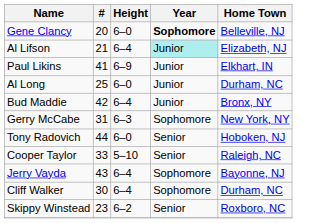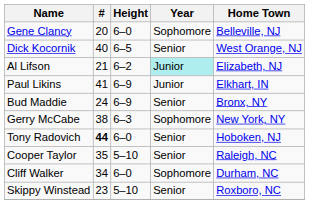(184, 31) bold -> (182, 31) normal
+ row: (41, 48)
(122, 48) 6–4 -> (122, 66) 6–2
- row: (26, 84)
(102, 102) 42 -> (102, 102) 24
(122, 102) 6–4 -> (122, 102) 6–9
(168, 102) Junior -> (169, 102) Senior
(102, 119) 31 -> (102, 119) 38
(102, 137) normal -> (102, 137) bold
(102, 155) 33 -> (102, 155) 35
- row: (36, 173)
(102, 191) 30 -> (102, 173) 34
(122, 191) 6–4 -> (122, 173) 6–0
(122, 208) 6–2 -> (126, 191) 5–10
